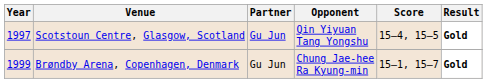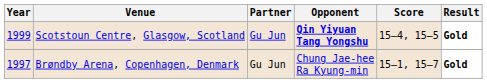(19, 35) 1997 -> (19, 35) 1999
(332, 35) normal -> (332, 35) bold
(19, 64) 1999 -> (19, 64) 1997
